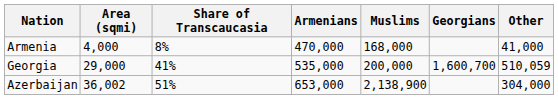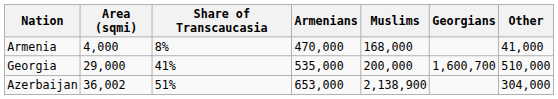(526, 66) 510,059 -> (526, 66) 510,000
